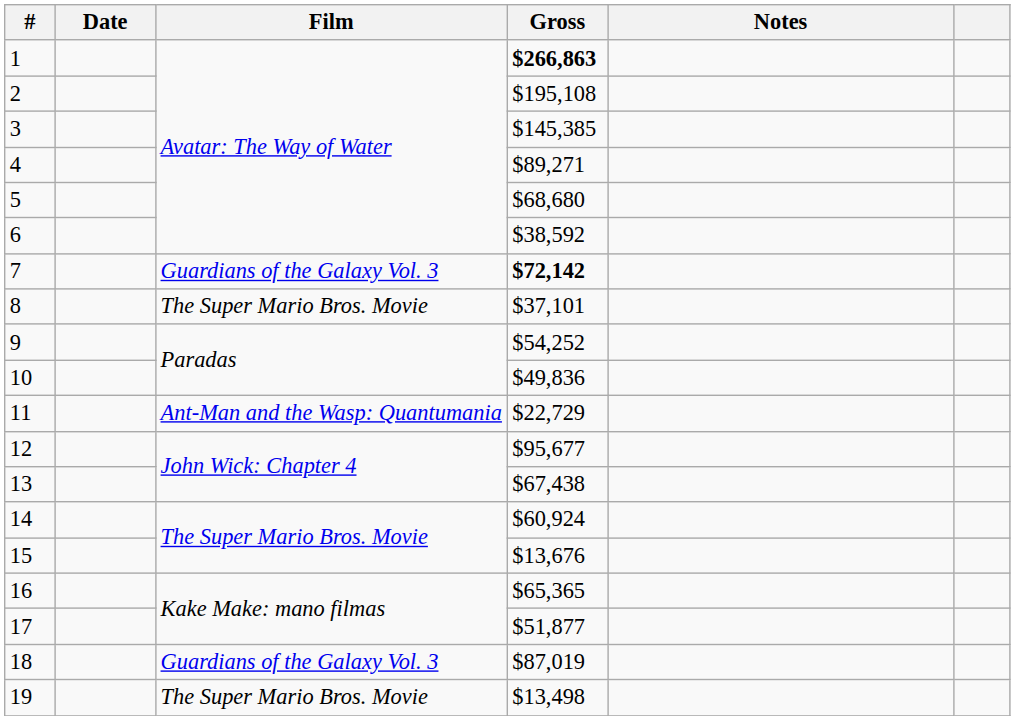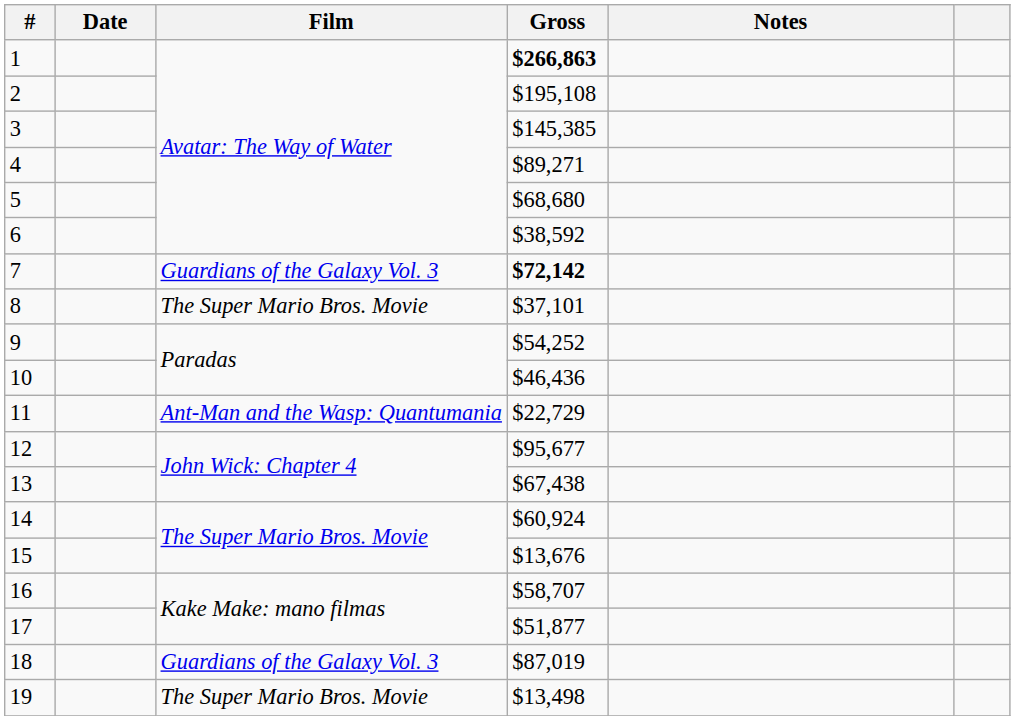(549, 377) $49,836 -> (549, 377) $46,436
(549, 590) $65,365 -> (549, 590) $58,707
